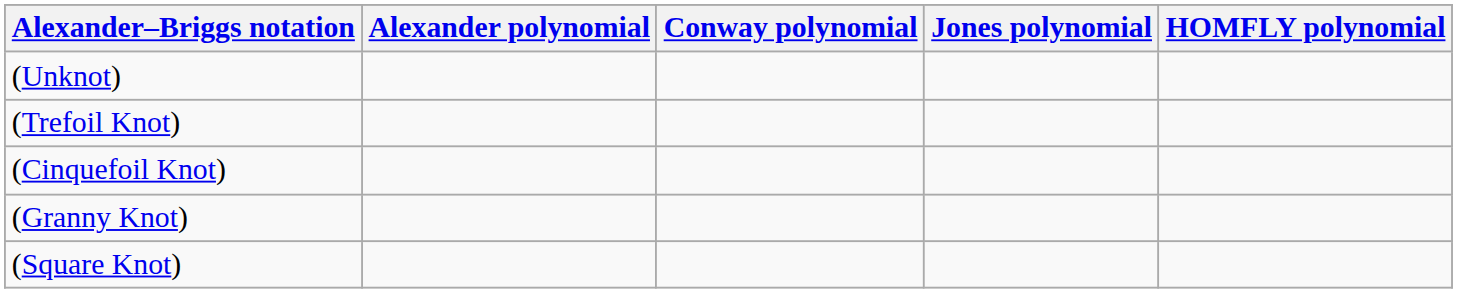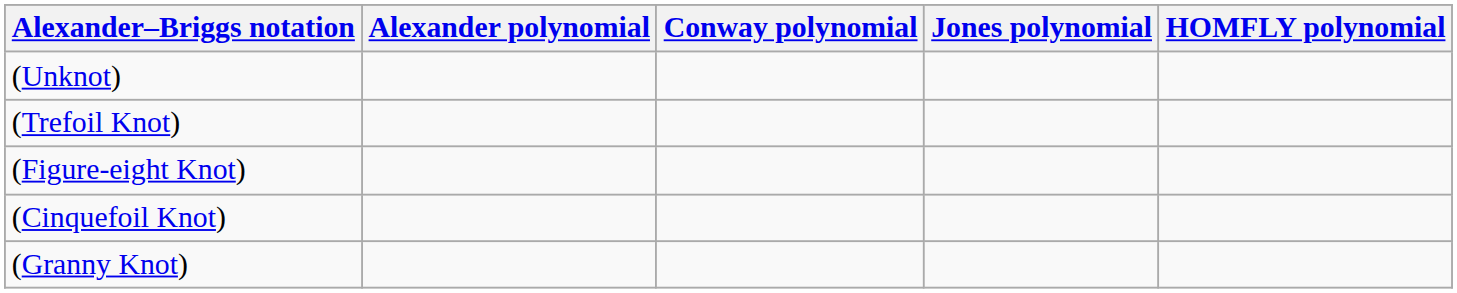+ row: (129, 169)
- row: (97, 264)
